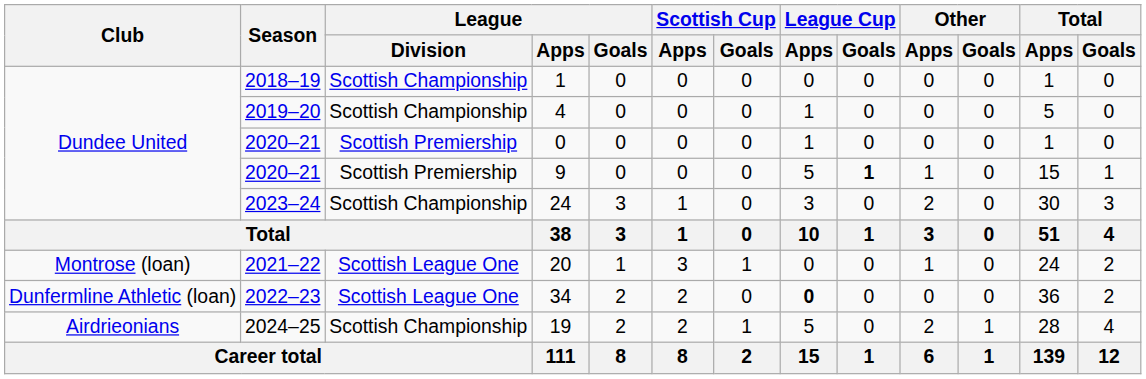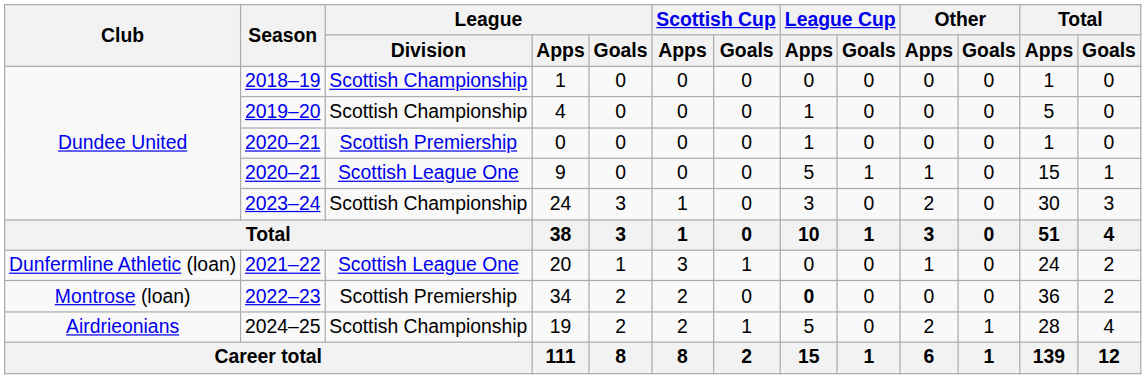(428, 173) Scottish Premiership -> (428, 173) Scottish League One
(869, 173) bold -> (869, 173) normal
(123, 265) Montrose (loan) -> (123, 265) Dunfermline Athletic (loan)
(123, 296) Dunfermline Athletic (loan) -> (123, 296) Montrose (loan)
(428, 296) Scottish League One -> (428, 296) Scottish Premiership
